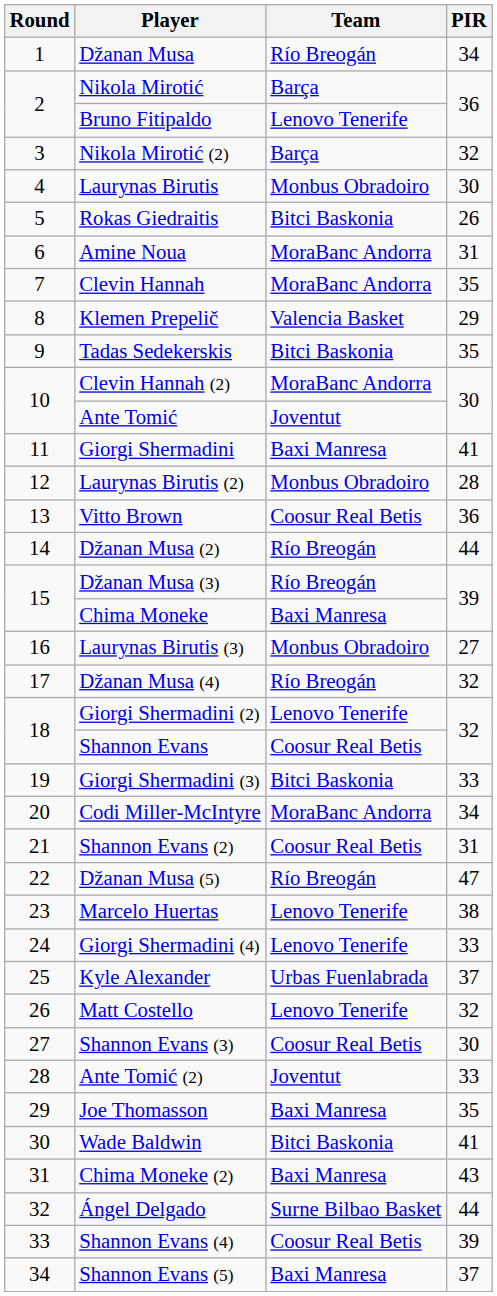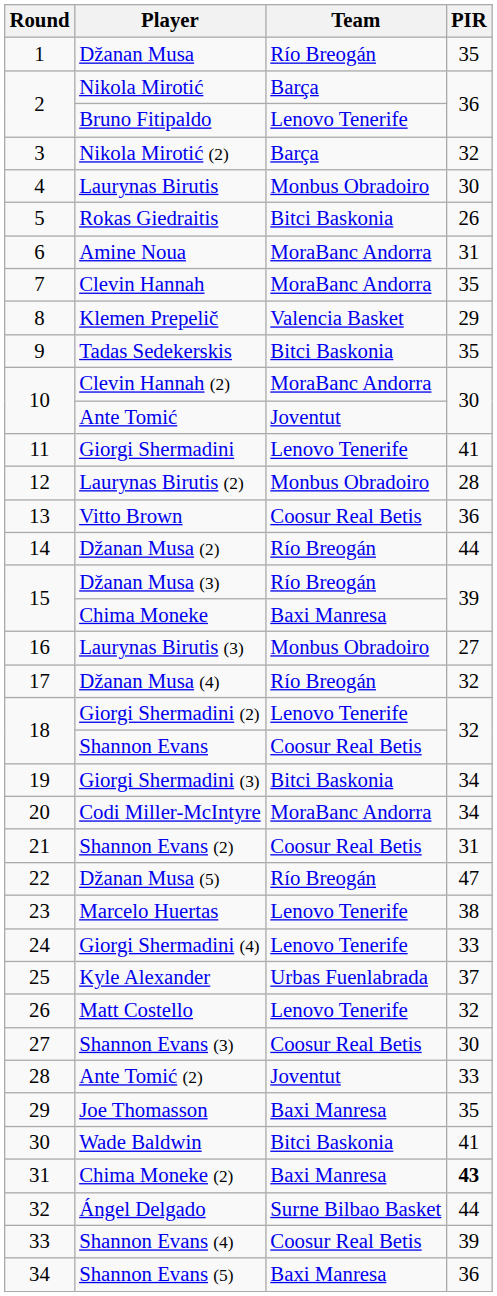(469, 53) 34 -> (469, 53) 35
(328, 449) Baxi Manresa -> (339, 449) Lenovo Tenerife
(469, 779) 33 -> (469, 779) 34
(469, 1175) normal -> (469, 1175) bold
(469, 1274) 37 -> (469, 1274) 36
